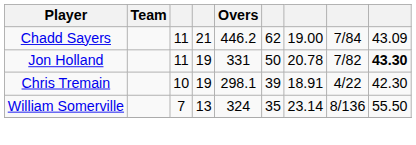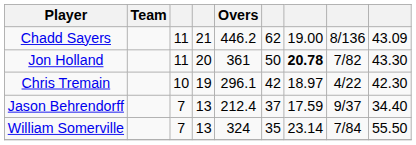(347, 38) 7/84 -> (347, 38) 8/136
(204, 60) 19 -> (204, 60) 20
(238, 60) 331 -> (238, 60) 361
(305, 60) normal -> (305, 60) bold
(390, 60) bold -> (390, 60) normal
(238, 83) 298.1 -> (238, 83) 296.1
(273, 83) 39 -> (273, 83) 42
(305, 83) 18.91 -> (305, 83) 18.97
+ row: (66, 106)
(347, 106) 8/136 -> (347, 128) 7/84
